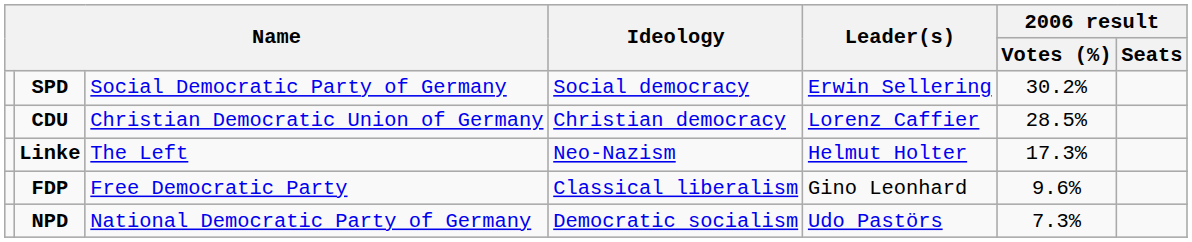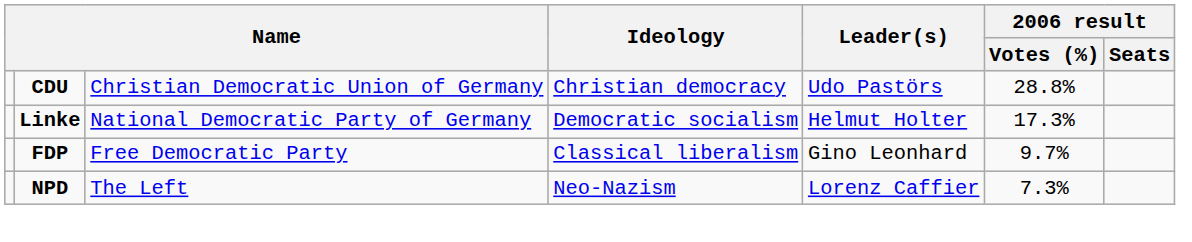- row: (50, 88)
(894, 121) Lorenz Caffier -> (875, 88) Udo Pastörs
(1056, 121) 28.5% -> (1044, 88) 28.8%
(139, 154) The Left -> (311, 121) National Democratic Party of Germany
(614, 154) Neo-Nazism -> (676, 121) Democratic socialism
(1056, 188) 9.6% -> (1044, 154) 9.7%
(311, 221) National Democratic Party of Germany -> (139, 188) The Left
(676, 221) Democratic socialism -> (614, 188) Neo-Nazism
(875, 221) Udo Pastörs -> (894, 188) Lorenz Caffier
